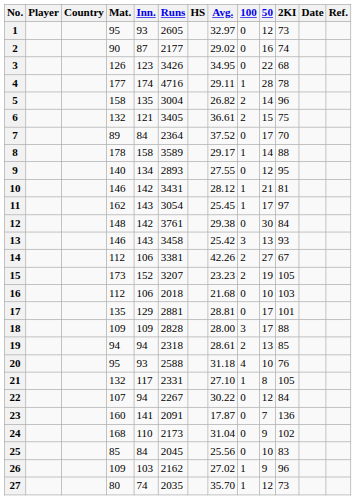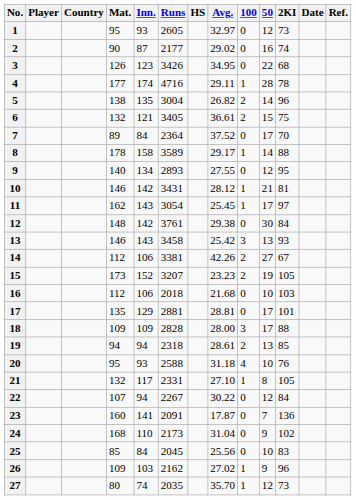(117, 100) 158 -> (117, 100) 138
